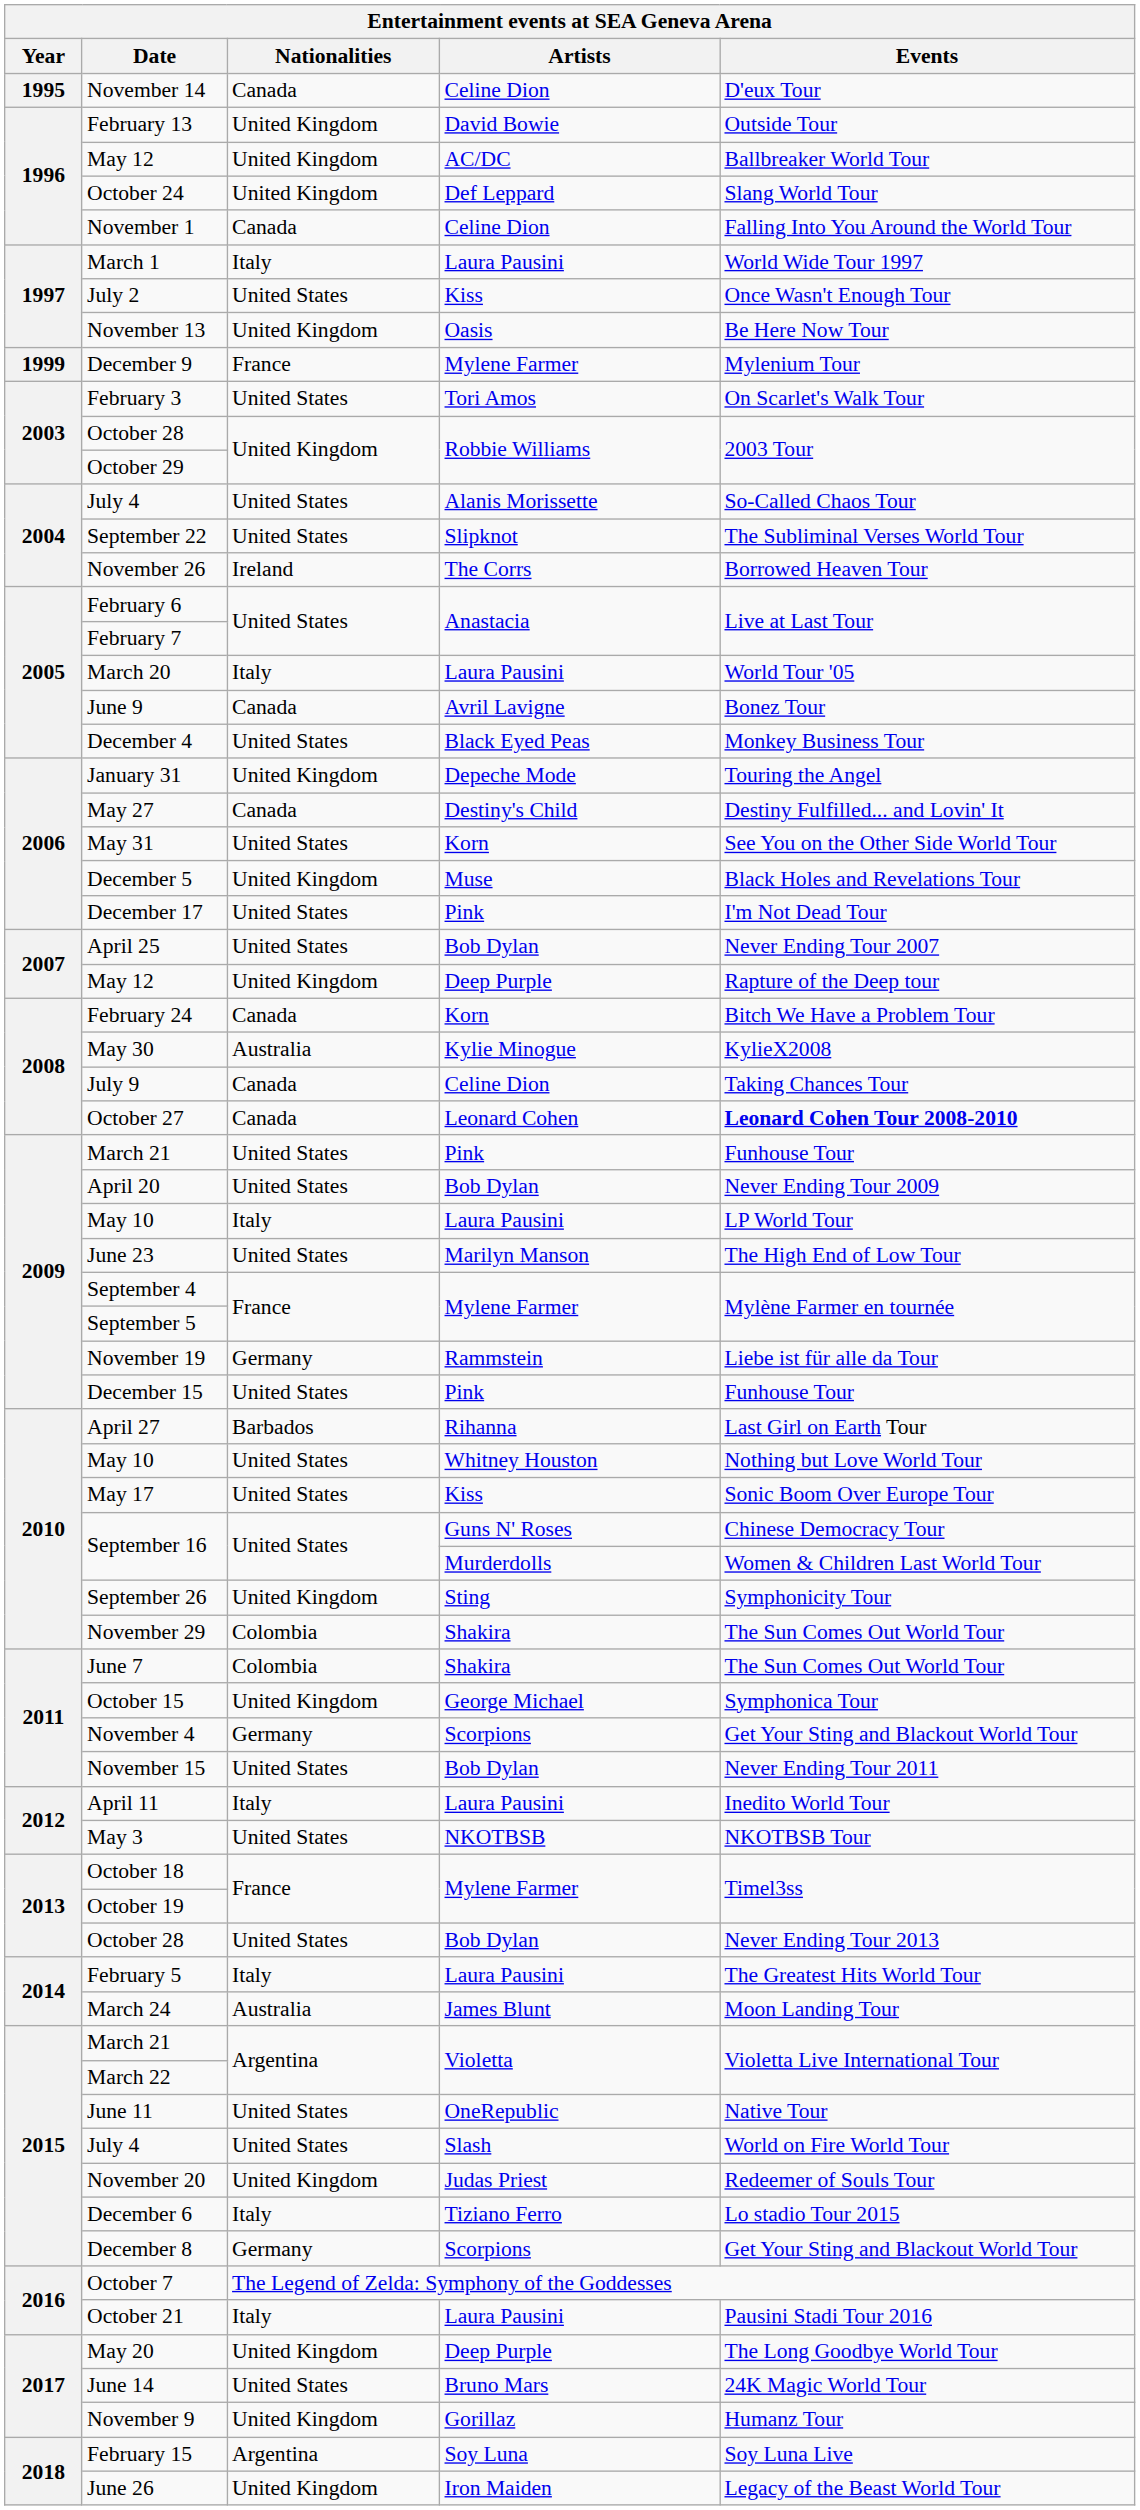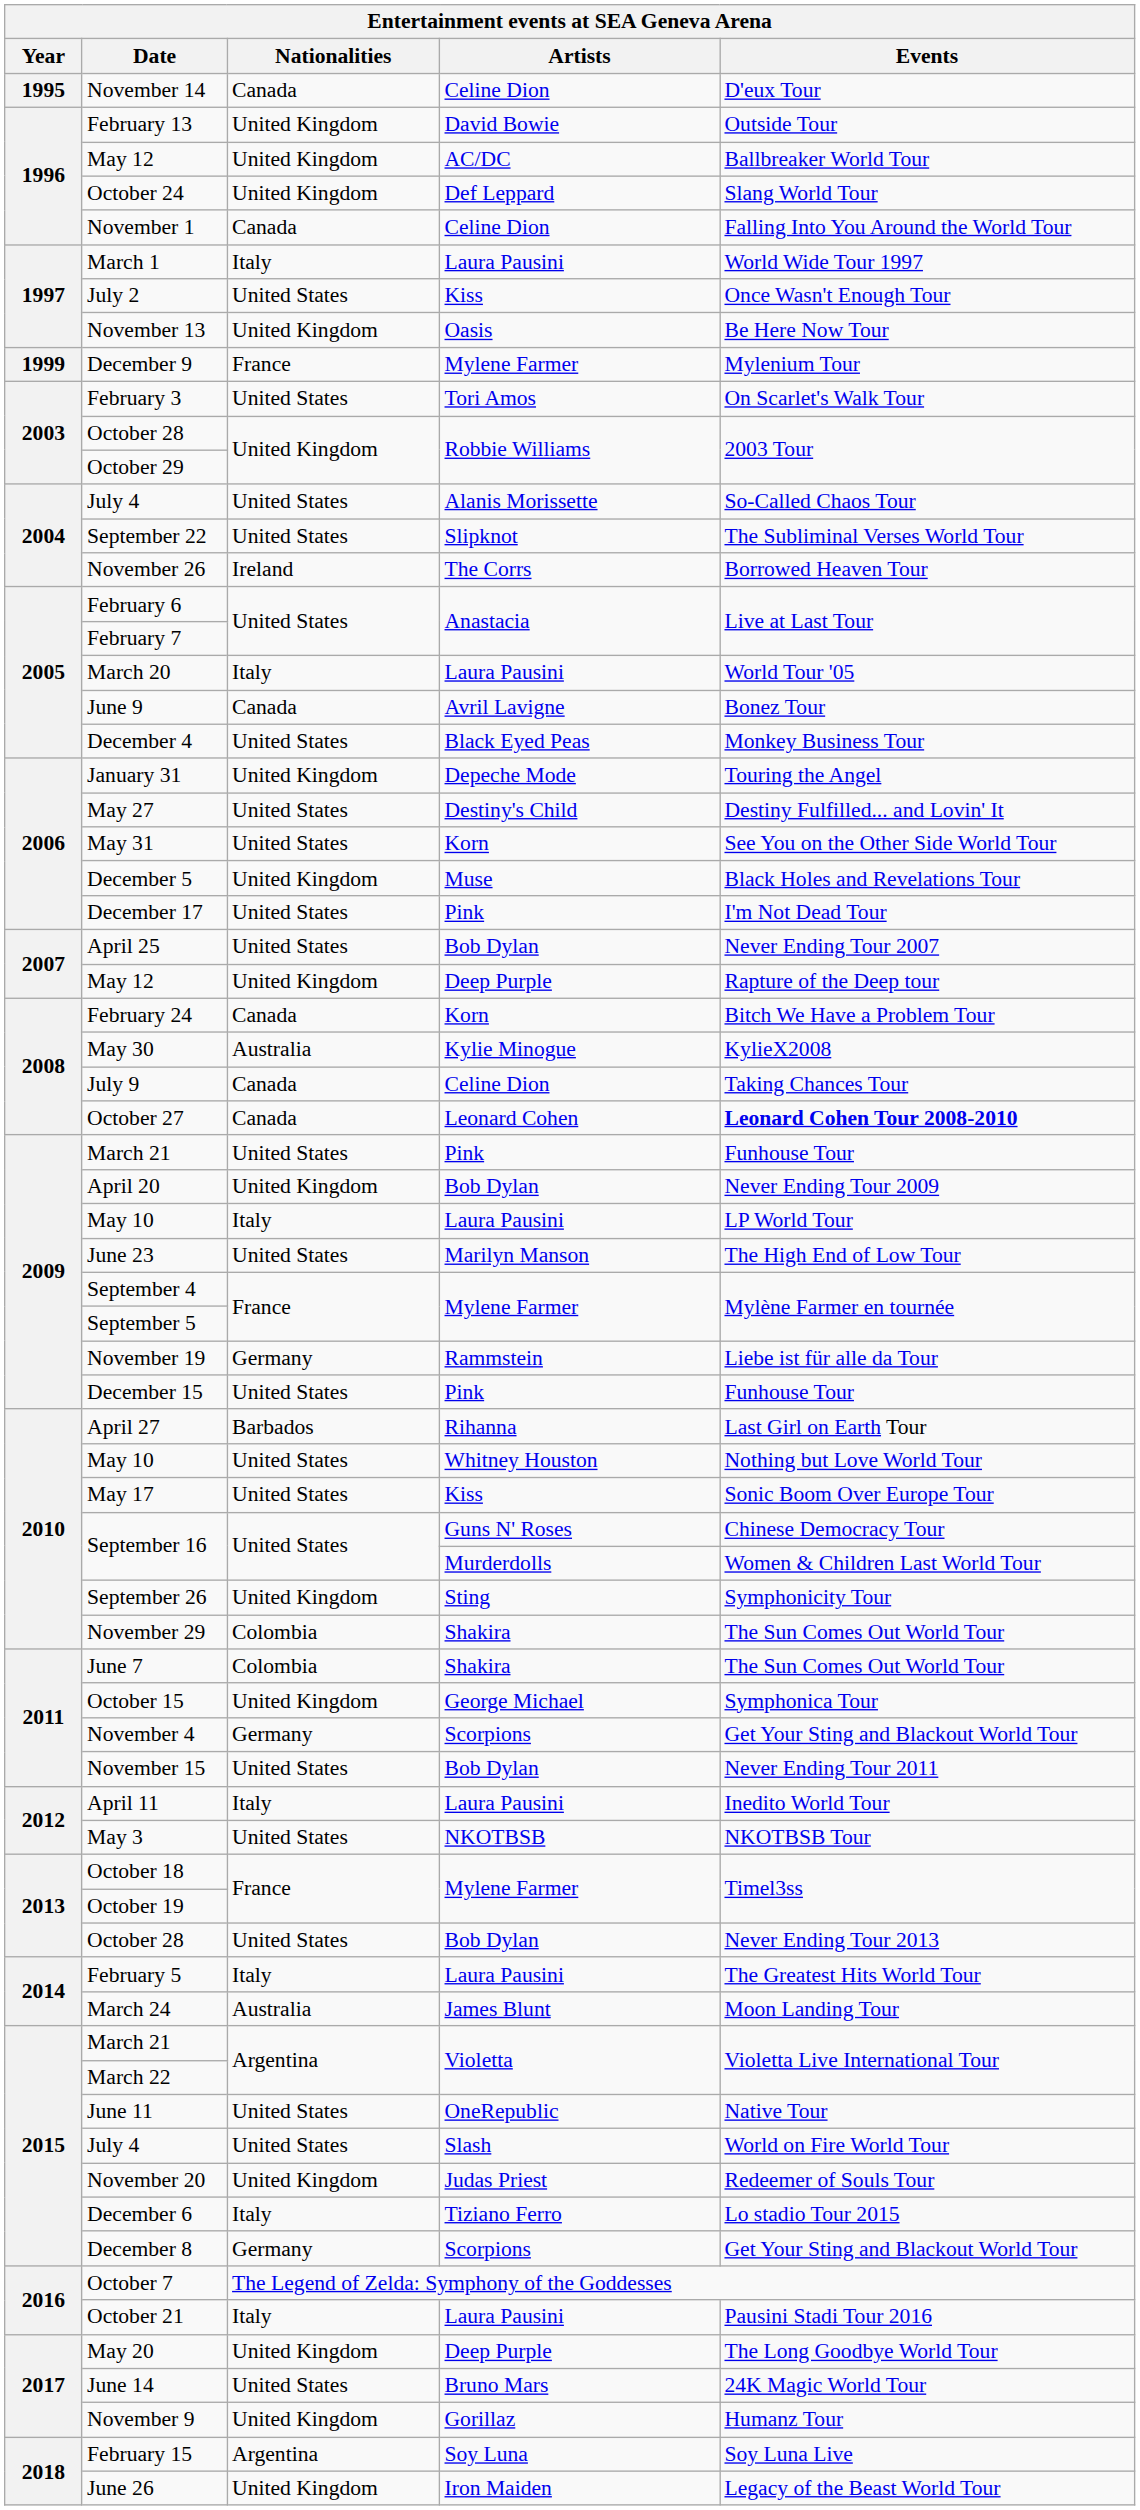(264, 809) Canada -> (290, 809) United States
(290, 1186) United States -> (305, 1186) United Kingdom
